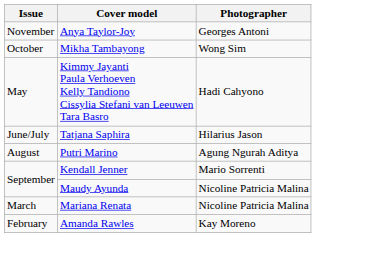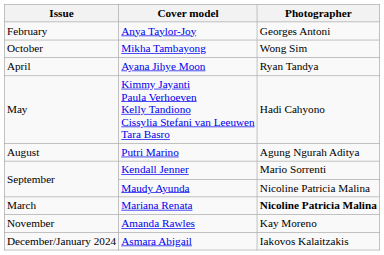(31, 31) November -> (27, 31) February
+ row: (163, 66)
- row: (95, 134)
(254, 205) normal -> (318, 205) bold
(27, 223) February -> (31, 223) November
+ row: (157, 241)
